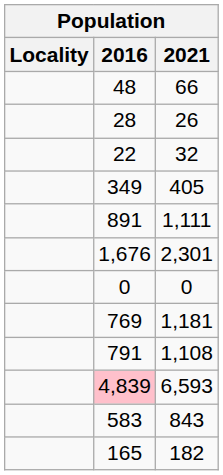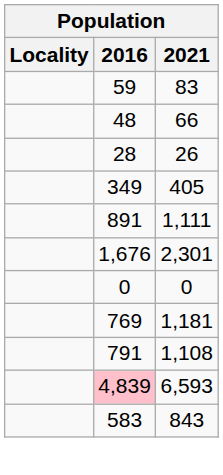+ row: (187, 87)
- row: (187, 154)
- row: (187, 453)
